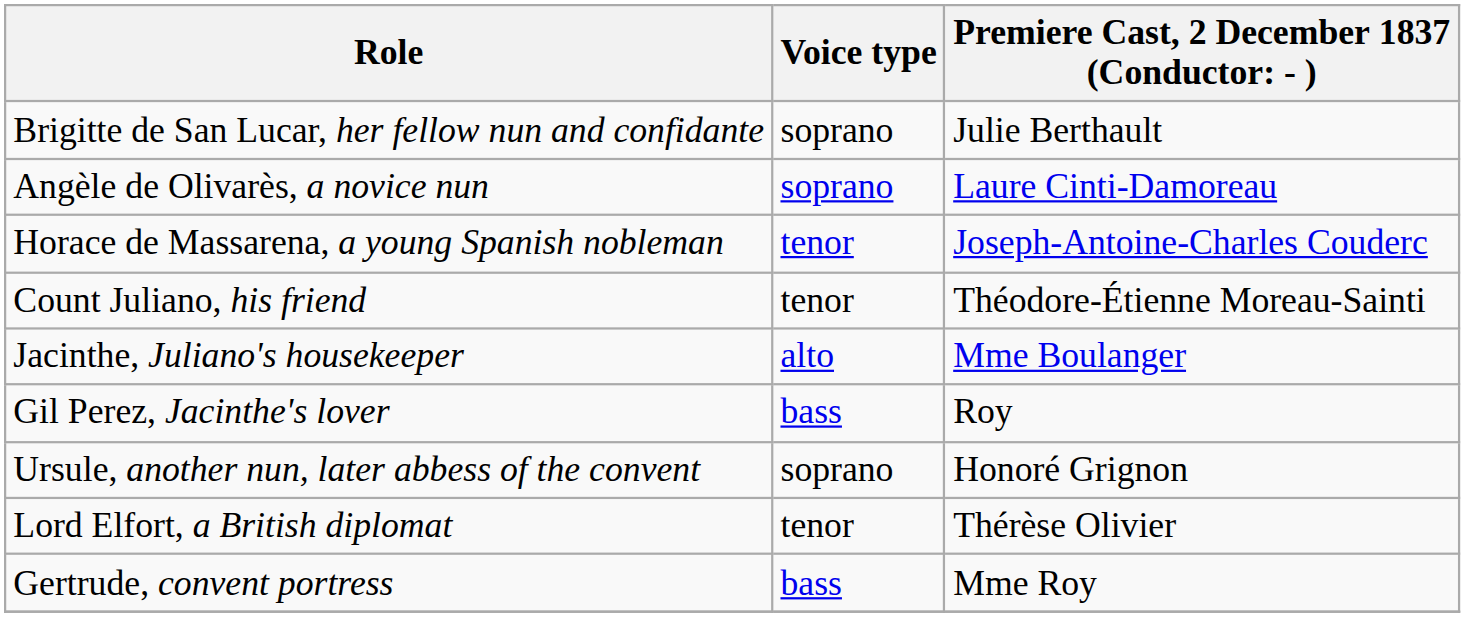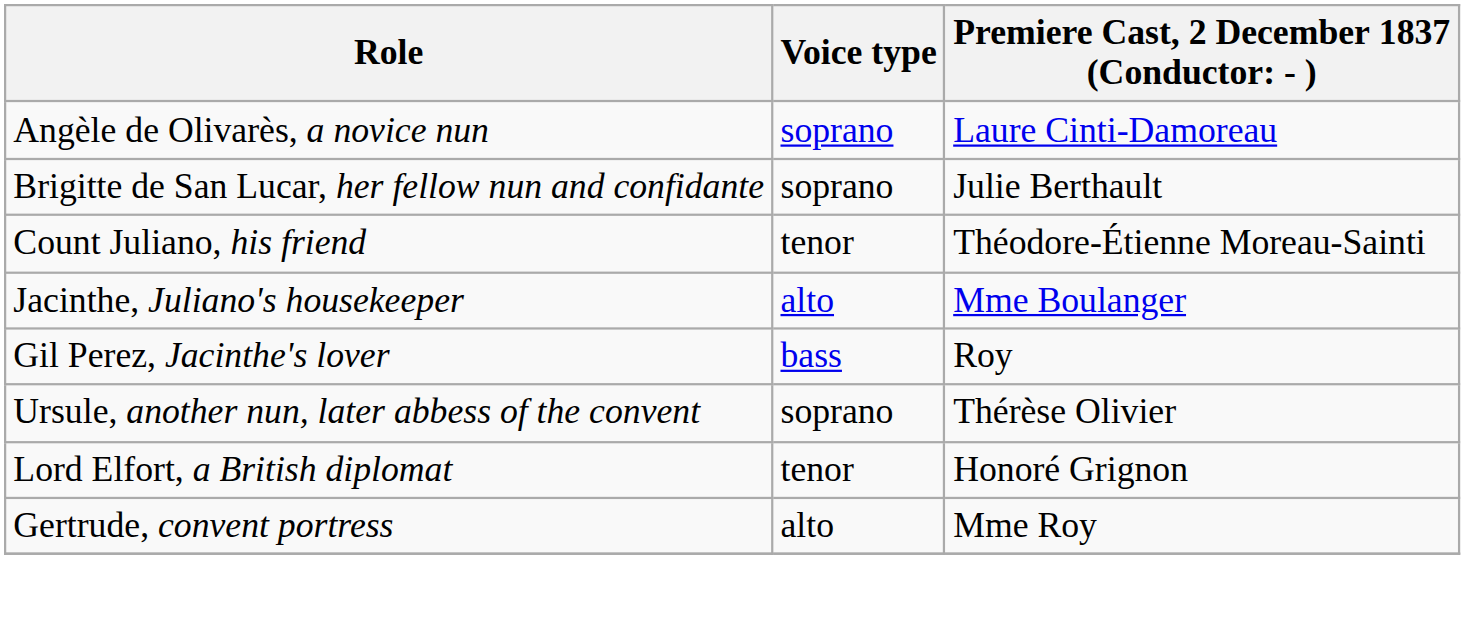rows swapped: (251, 186) <-> (389, 129)
- row: (369, 242)
(1071, 469) Honoré Grignon -> (1065, 412) Thérèse Olivier
(1065, 525) Thérèse Olivier -> (1071, 469) Honoré Grignon
(811, 582) bass -> (807, 525) alto
